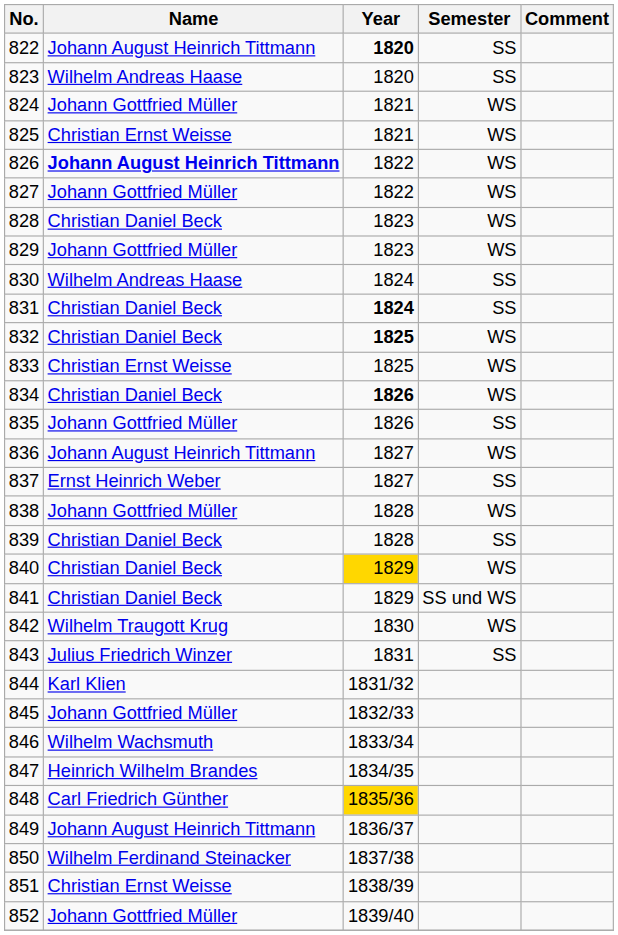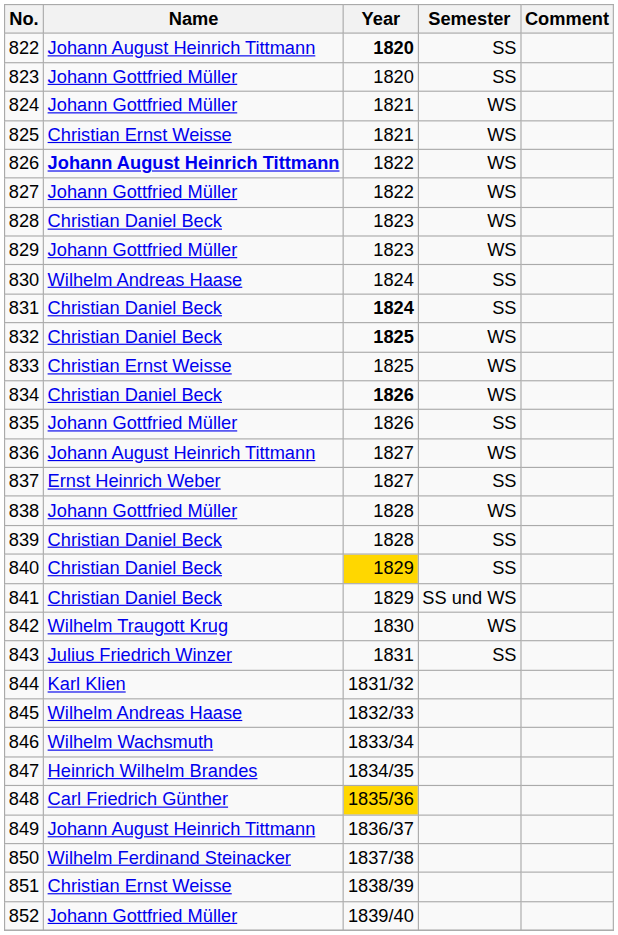(145, 76) Wilhelm Andreas Haase -> (142, 76) Johann Gottfried Müller
(502, 568) WS -> (504, 568) SS
(142, 713) Johann Gottfried Müller -> (145, 713) Wilhelm Andreas Haase
